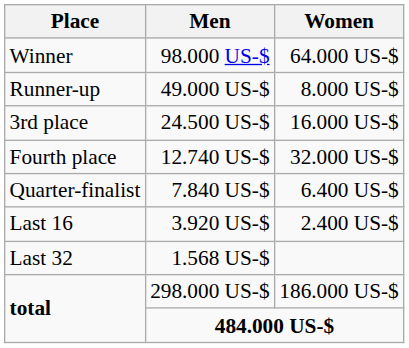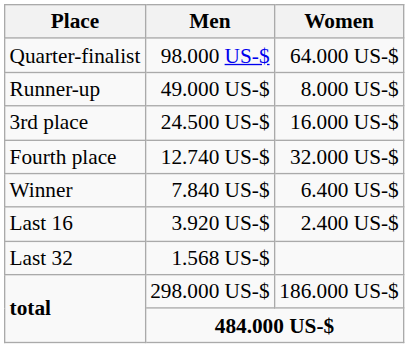(41, 55) Winner -> (75, 55) Quarter-finalist
(75, 190) Quarter-finalist -> (41, 190) Winner
